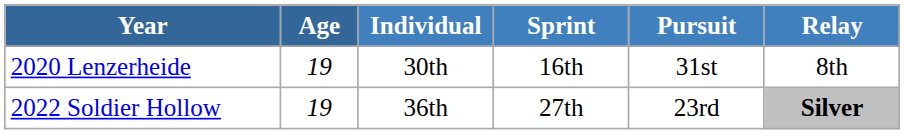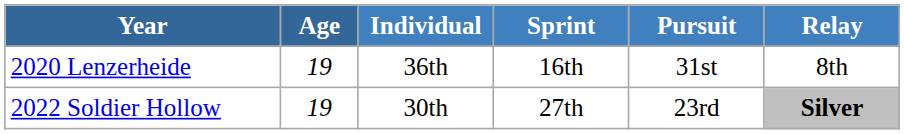(426, 66) 30th -> (426, 66) 36th
(426, 108) 36th -> (426, 108) 30th
